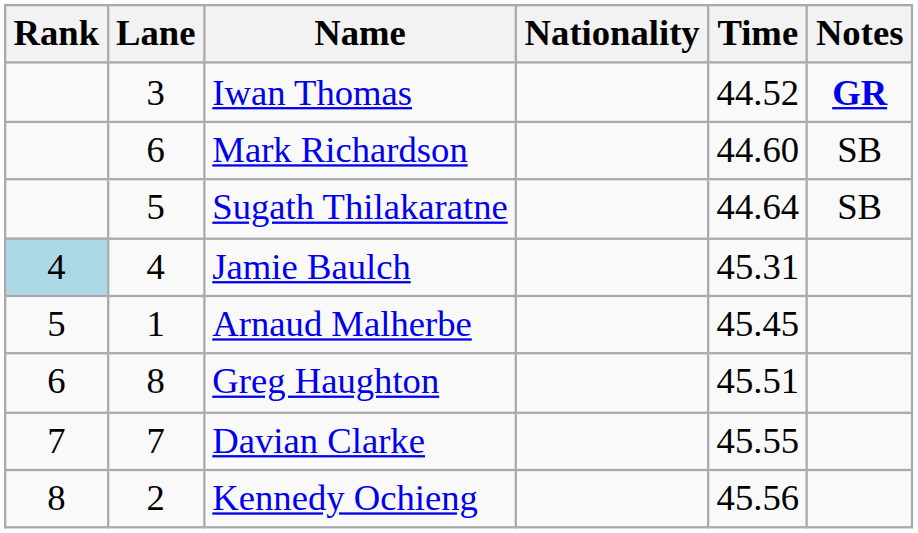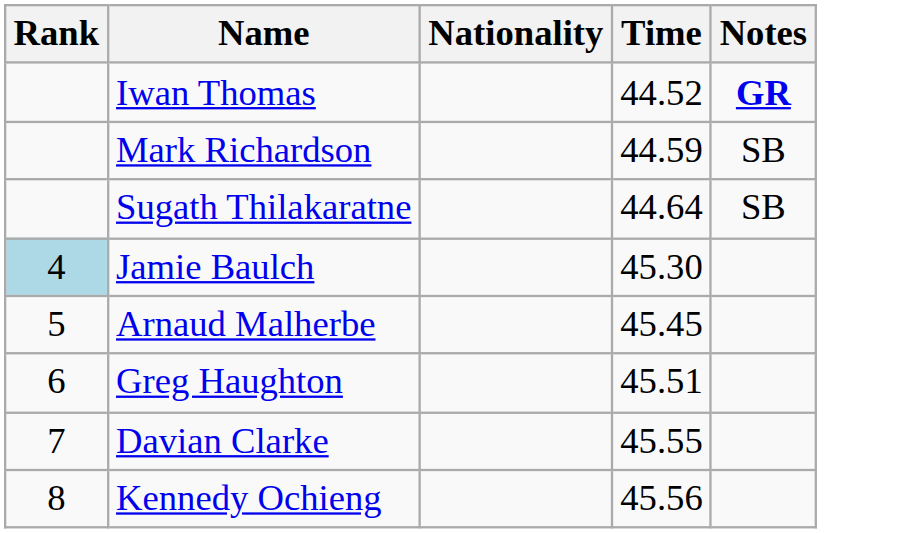- column: (156, 33)
(758, 149) 44.60 -> (662, 149) 44.59
(758, 265) 45.31 -> (662, 265) 45.30
